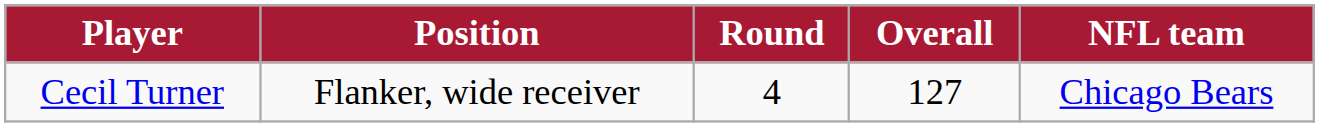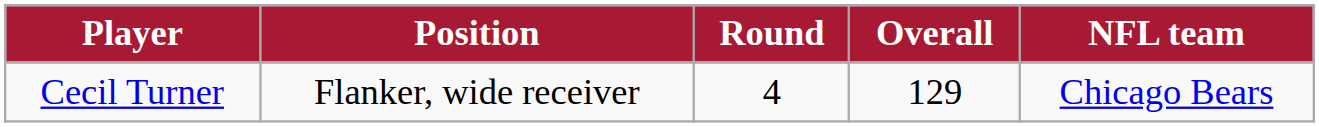(935, 91) 127 -> (935, 91) 129
